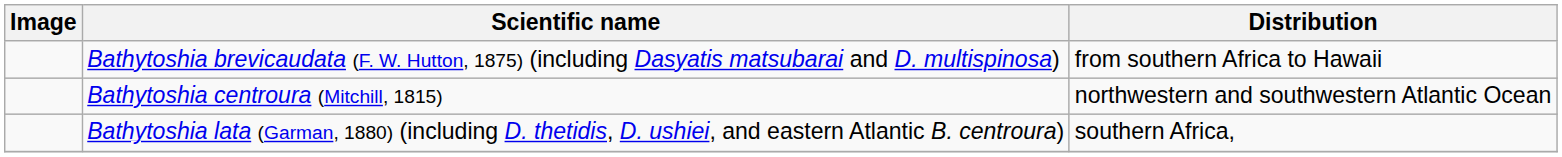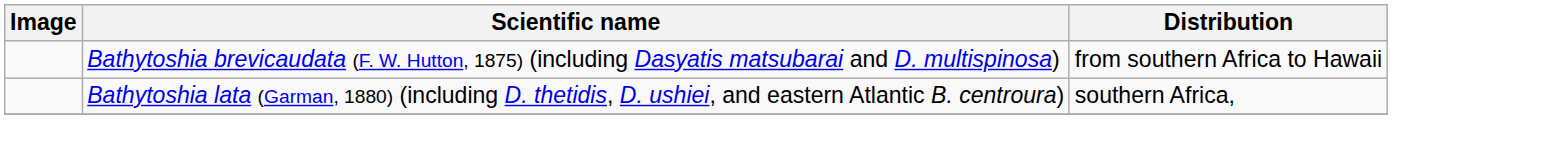- row: (265, 95)
